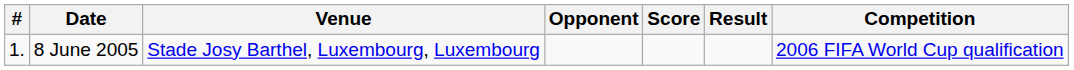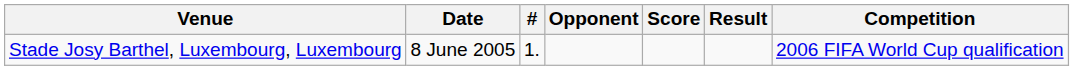columns swapped: (17, 19) <-> (344, 19)
